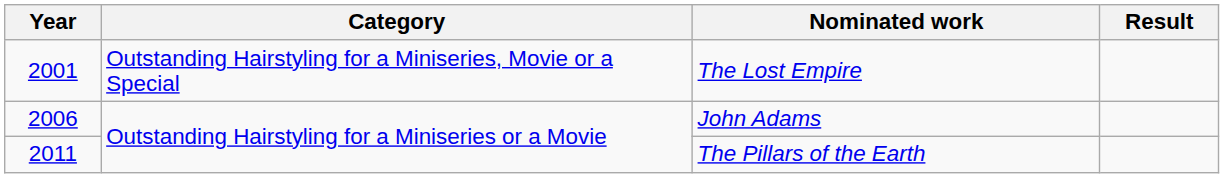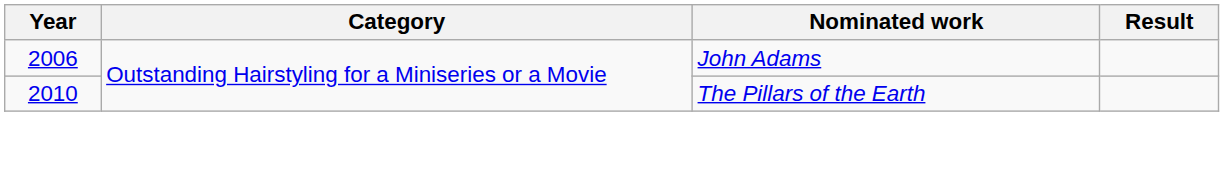- row: (780, 70)
(53, 154) 2011 -> (53, 93) 2010
